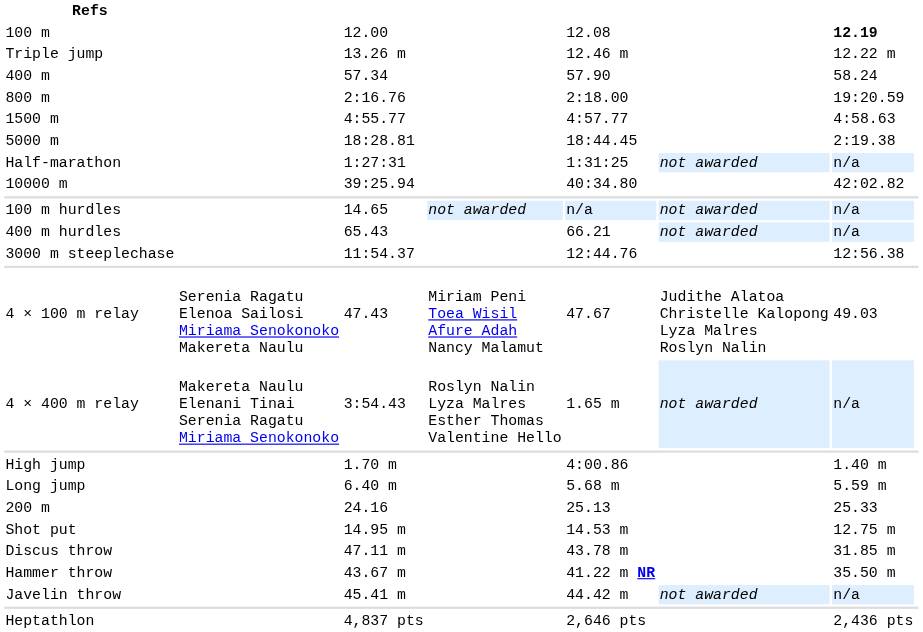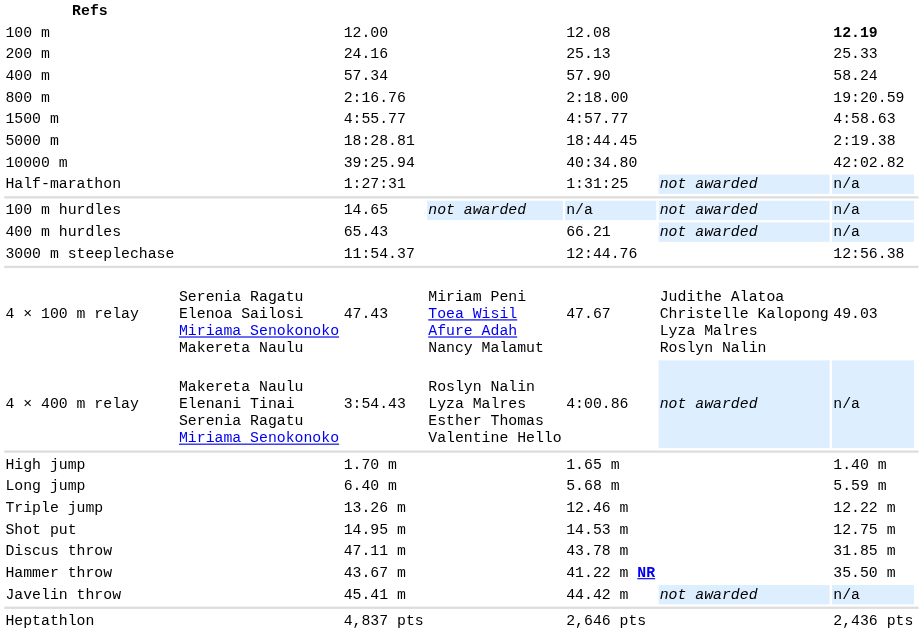rows swapped: (28, 508) <-> (54, 54)
rows swapped: (37, 184) <-> (63, 163)
(593, 404) 1.65 m -> (597, 404) 4:00.86
(597, 465) 4:00.86 -> (593, 465) 1.65 m
